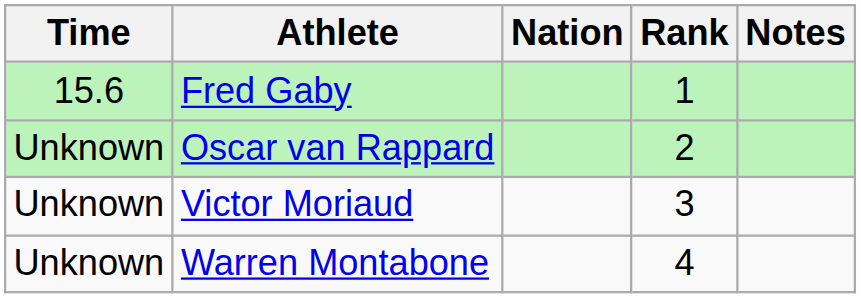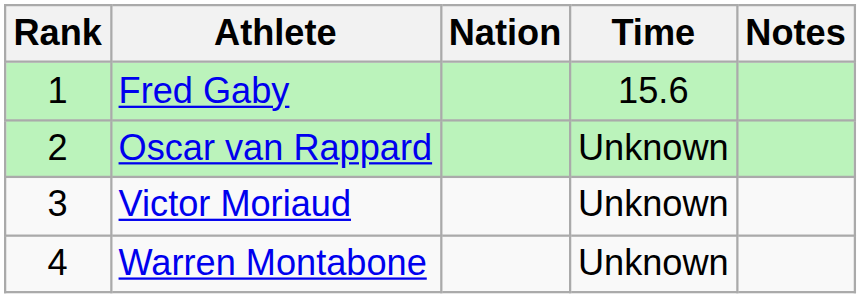columns swapped: (684, 33) <-> (89, 33)
